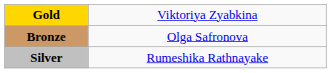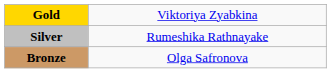rows swapped: (46, 57) <-> (46, 35)
